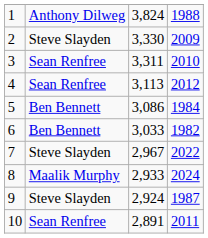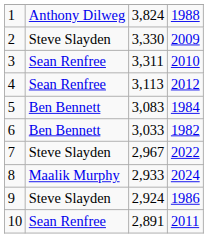(148, 107) 3,086 -> (148, 107) 3,083
(185, 198) 1987 -> (185, 198) 1986
